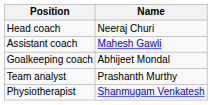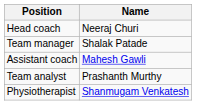+ row: (40, 44)
- row: (50, 60)
